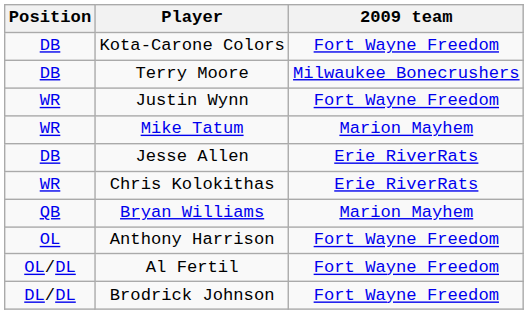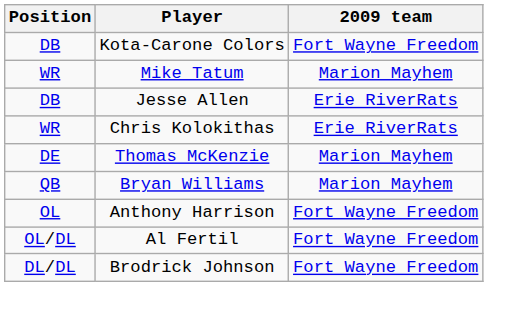- row: (192, 74)
- row: (192, 102)
+ row: (192, 157)
